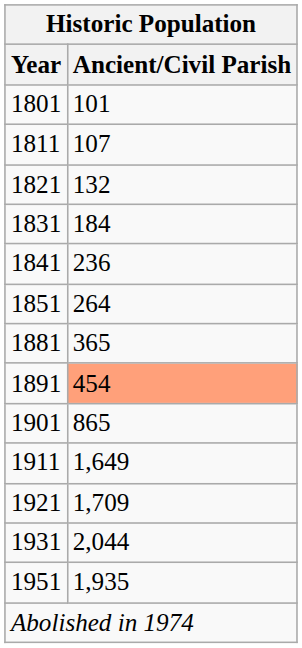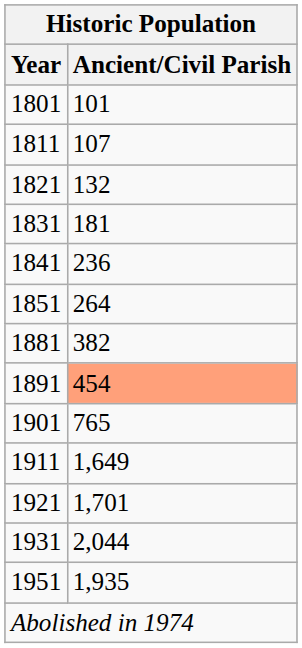(92, 223) 184 -> (92, 223) 181
(92, 343) 365 -> (92, 343) 382
(92, 422) 865 -> (92, 422) 765
(101, 502) 1,709 -> (101, 502) 1,701
